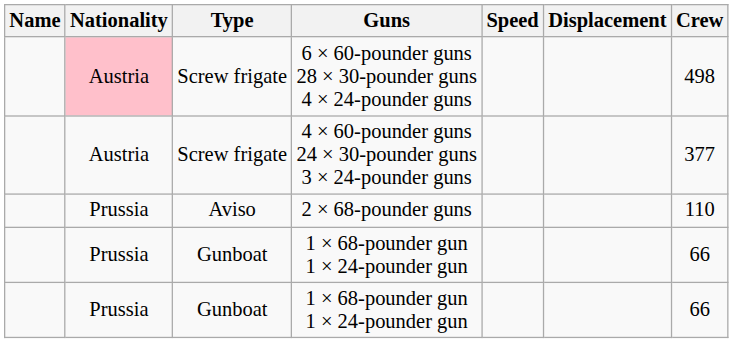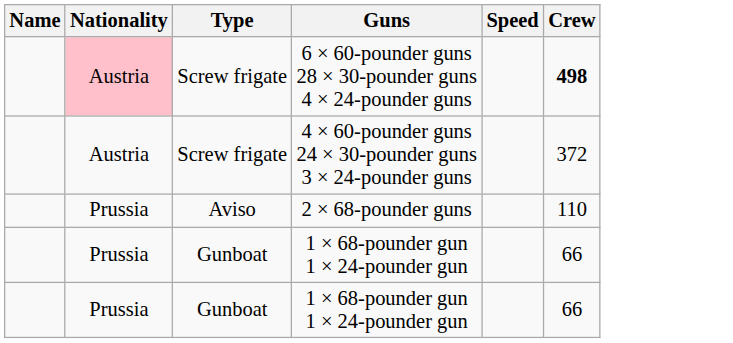- column: (607, 20)
(700, 76) normal -> (572, 76) bold
(700, 154) 377 -> (572, 154) 372
